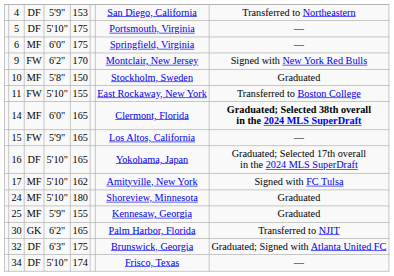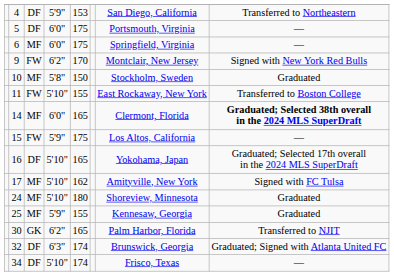(57, 28) 5'10" -> (57, 28) 6'0"
(80, 137) 165 -> (80, 137) 175
(80, 246) 175 -> (80, 246) 174
